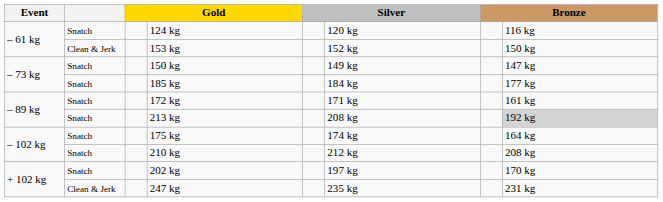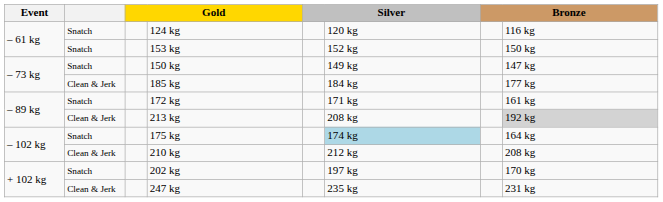(91, 48) Clean & Jerk -> (80, 48) Snatch
(80, 83) Snatch -> (91, 83) Clean & Jerk
(80, 118) Snatch -> (91, 118) Clean & Jerk
(343, 135) no background -> (343, 135) lightblue background
(80, 154) Snatch -> (91, 154) Clean & Jerk
